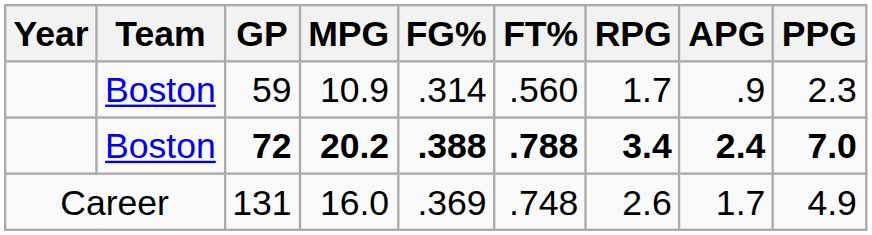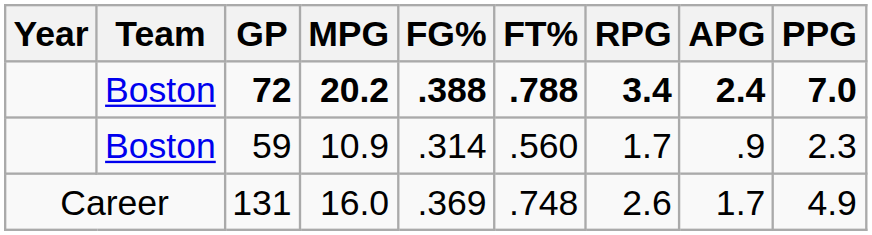rows swapped: (272, 90) <-> (272, 146)
